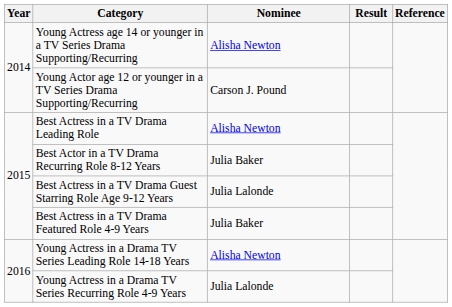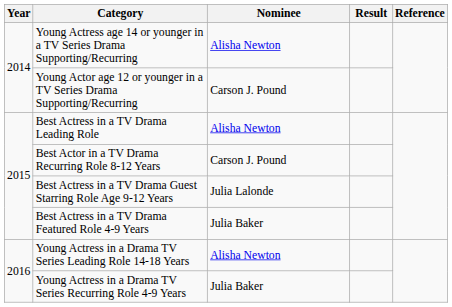(237, 160) Julia Baker -> (248, 160) Carson J. Pound
(242, 286) Julia Lalonde -> (237, 286) Julia Baker
